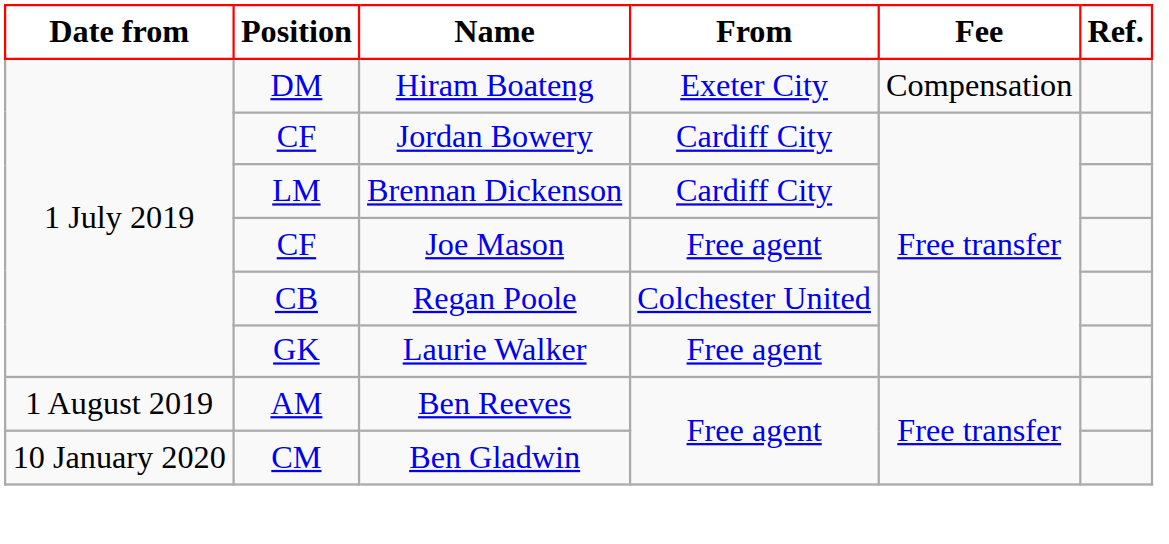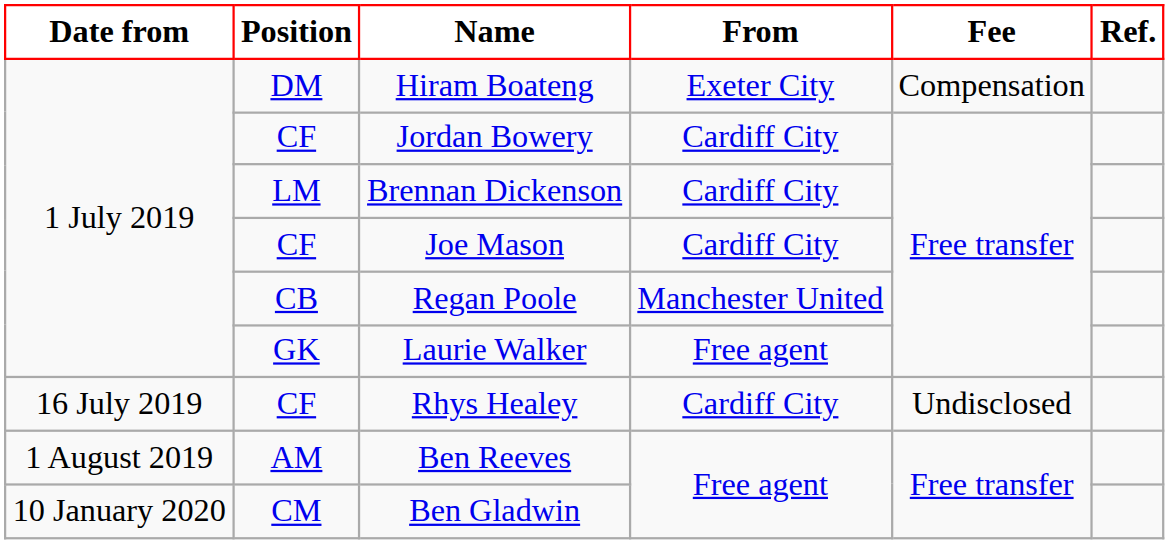(754, 244) Free agent -> (760, 244) Cardiff City
(754, 297) Colchester United -> (760, 297) Manchester United
+ row: (495, 403)
